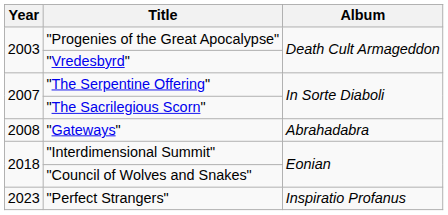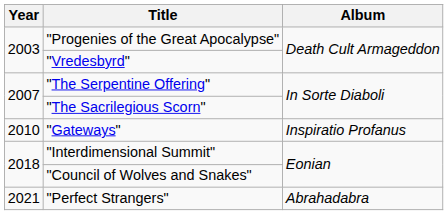(24, 130) 2008 -> (24, 130) 2010
(327, 130) Abrahadabra -> (346, 130) Inspiratio Profanus
(24, 198) 2023 -> (24, 198) 2021
(346, 198) Inspiratio Profanus -> (327, 198) Abrahadabra
